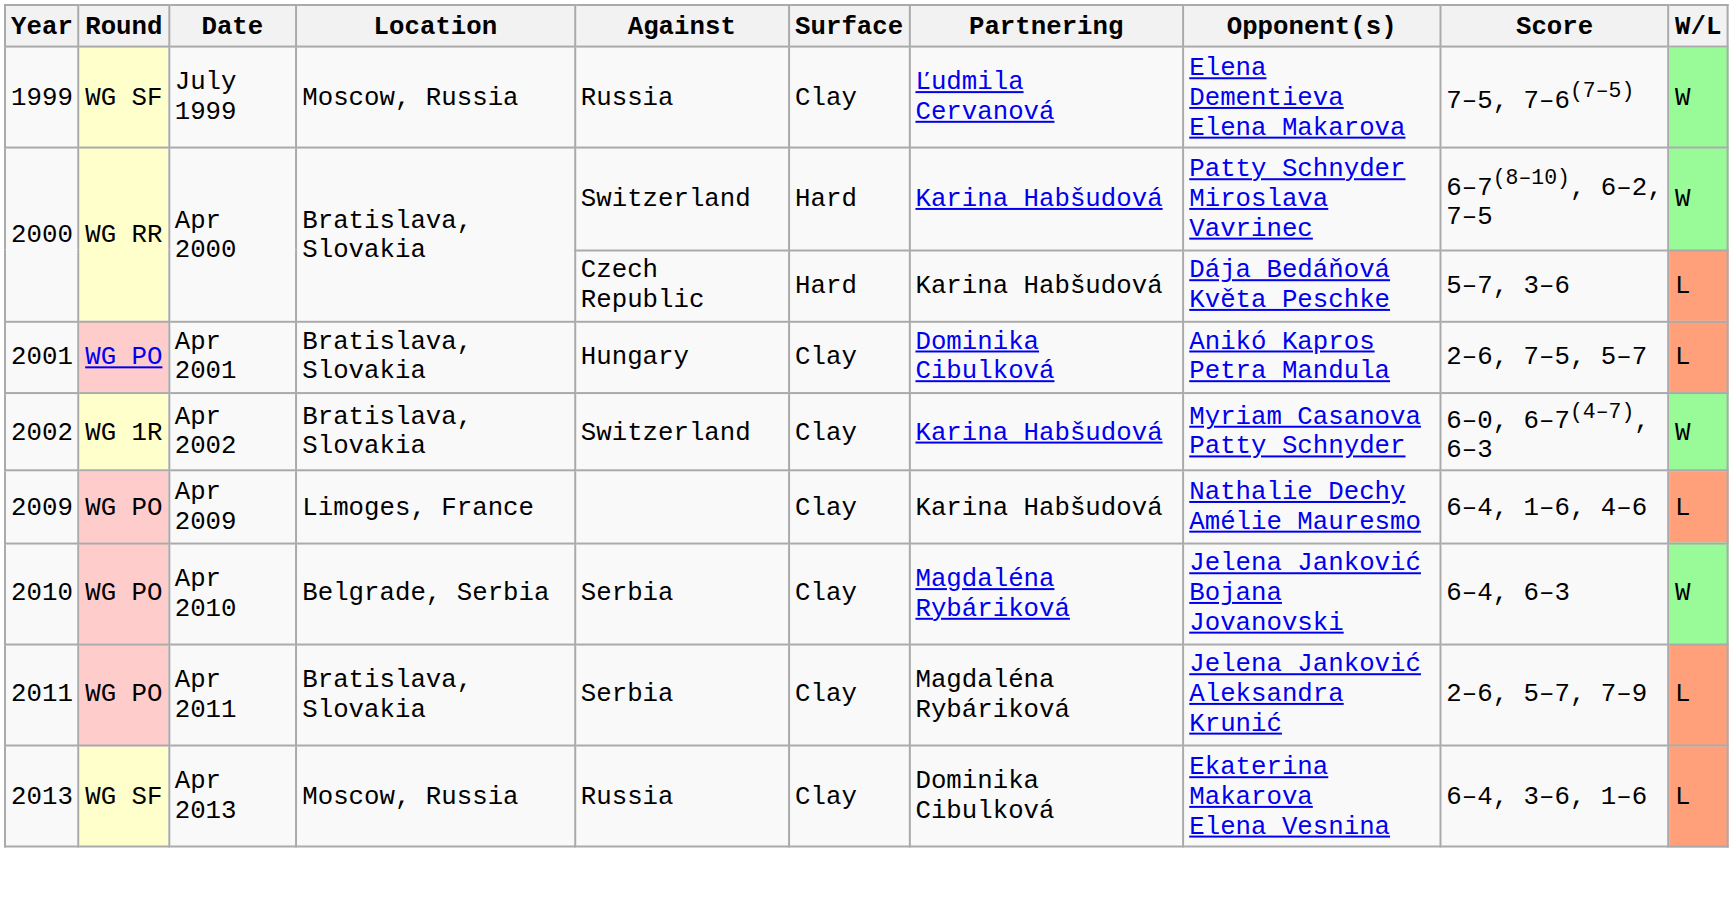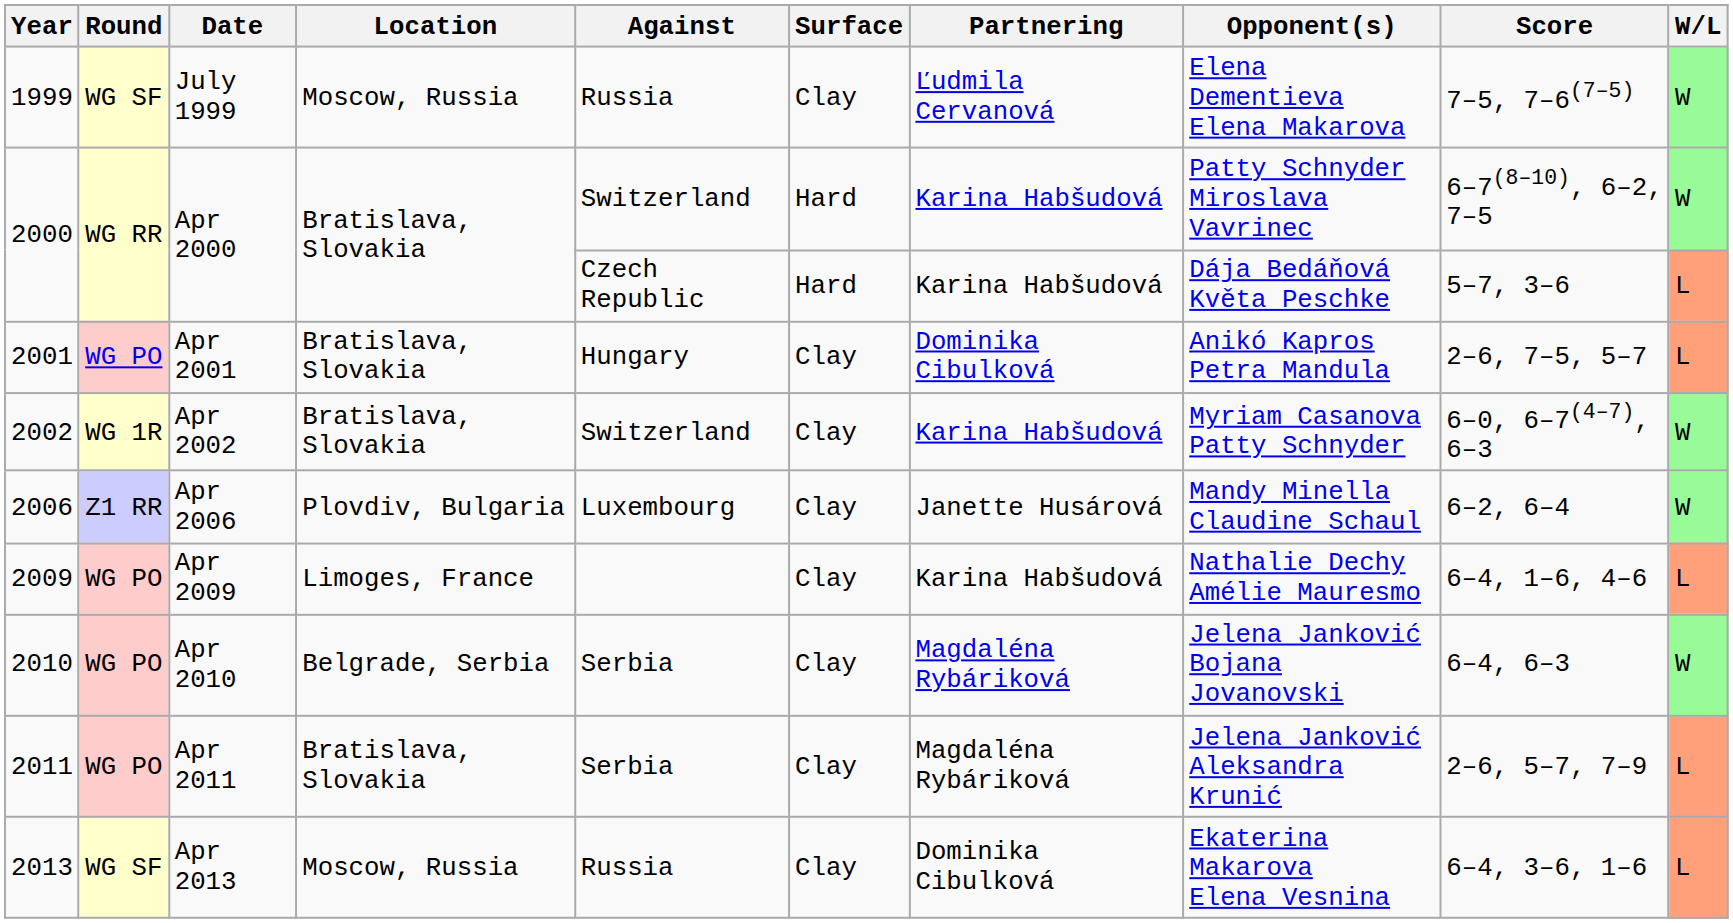+ row: (42, 507)
